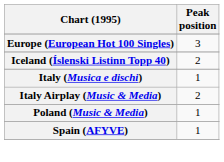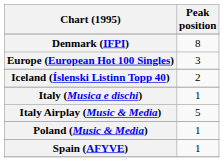+ row: (90, 43)
(198, 95) 2 -> (198, 113) 5
